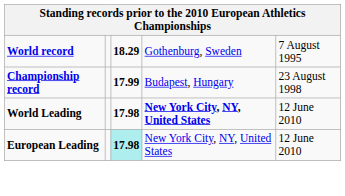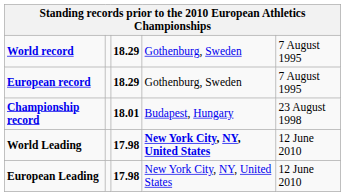+ row: (49, 82)
(126, 82) 17.99 -> (126, 113) 18.01
(126, 145) paleturquoise background -> (126, 176) no background
